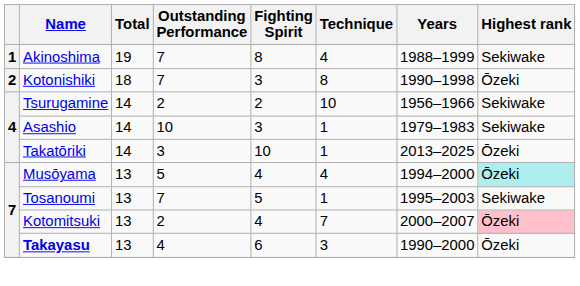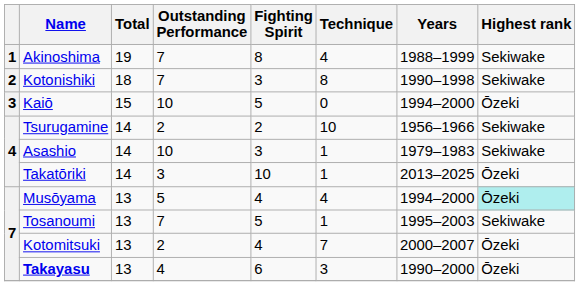(500, 80) Ōzeki -> (513, 80) Sekiwake
+ row: (38, 103)
(500, 221) pink background -> (500, 245) no background
